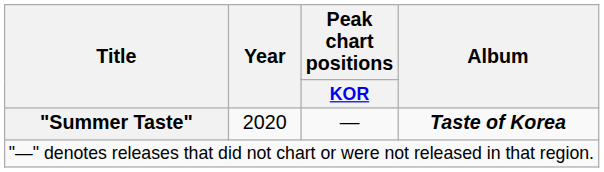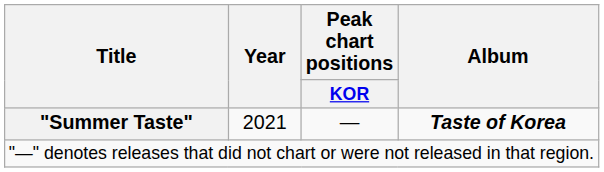(265, 123) 2020 -> (265, 123) 2021
